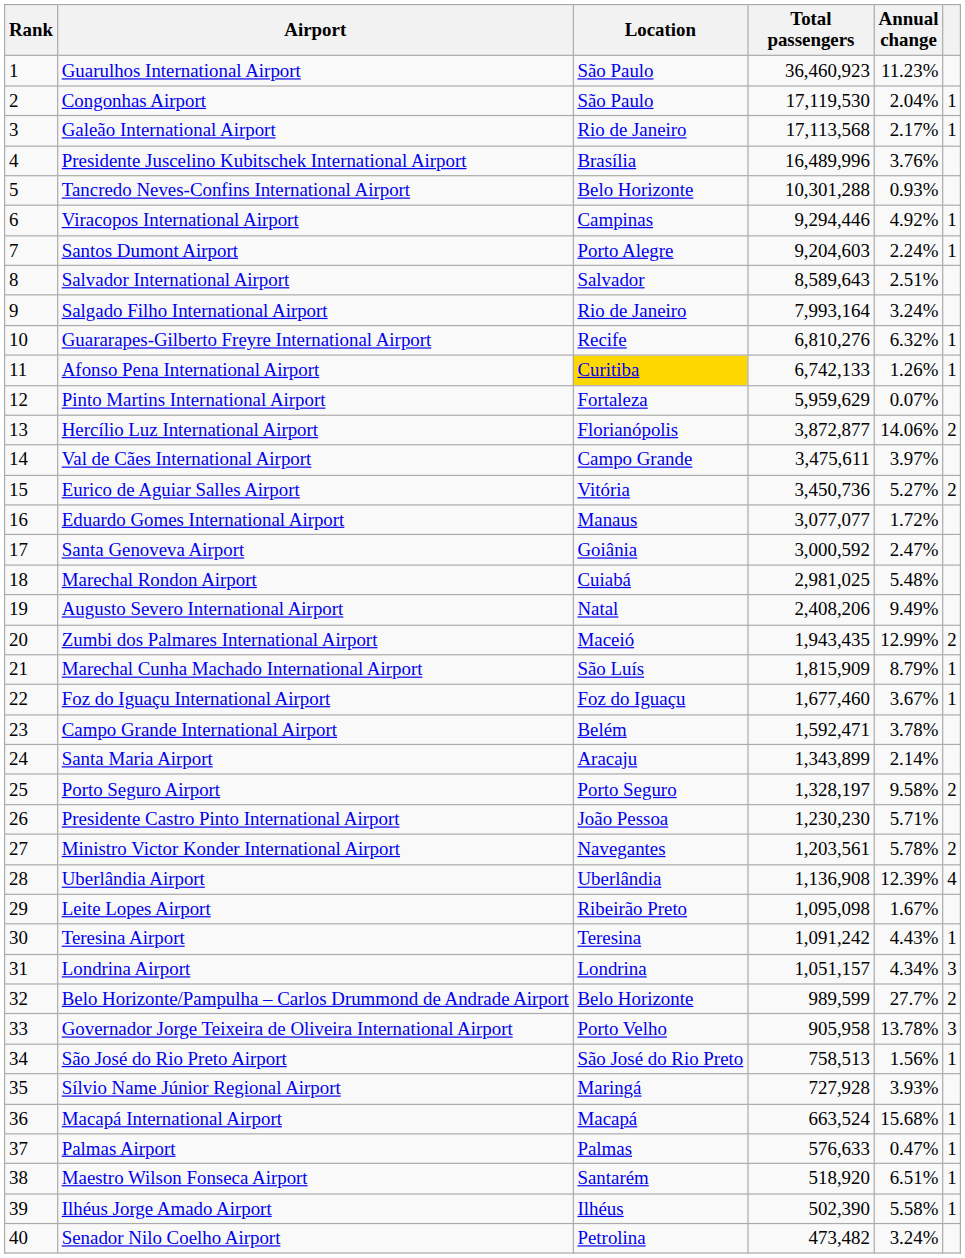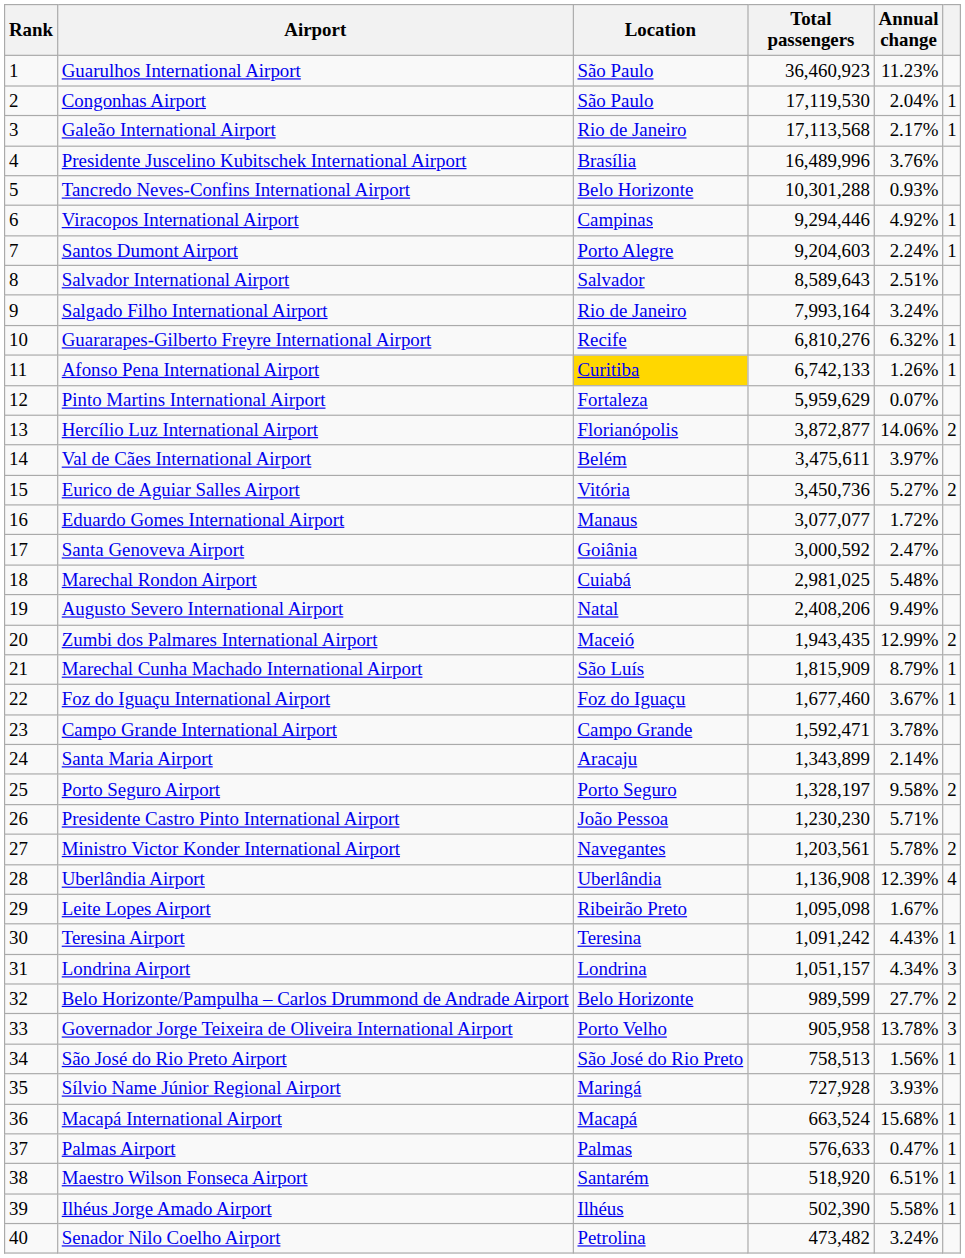(635, 459) Campo Grande -> (602, 459) Belém
(602, 729) Belém -> (635, 729) Campo Grande
